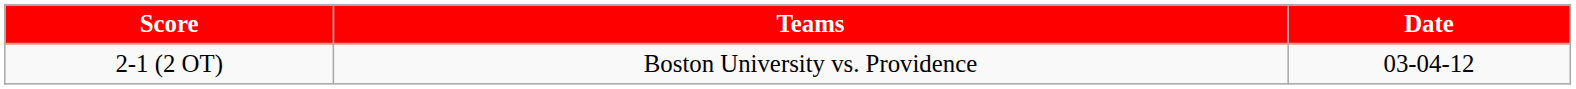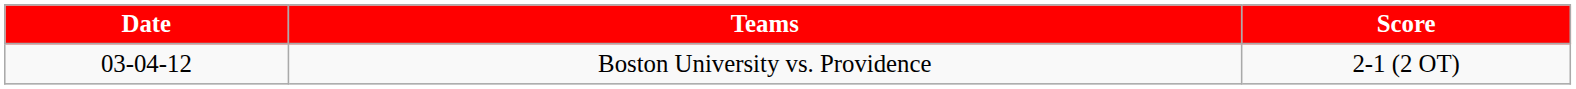columns swapped: (1429, 24) <-> (169, 24)
